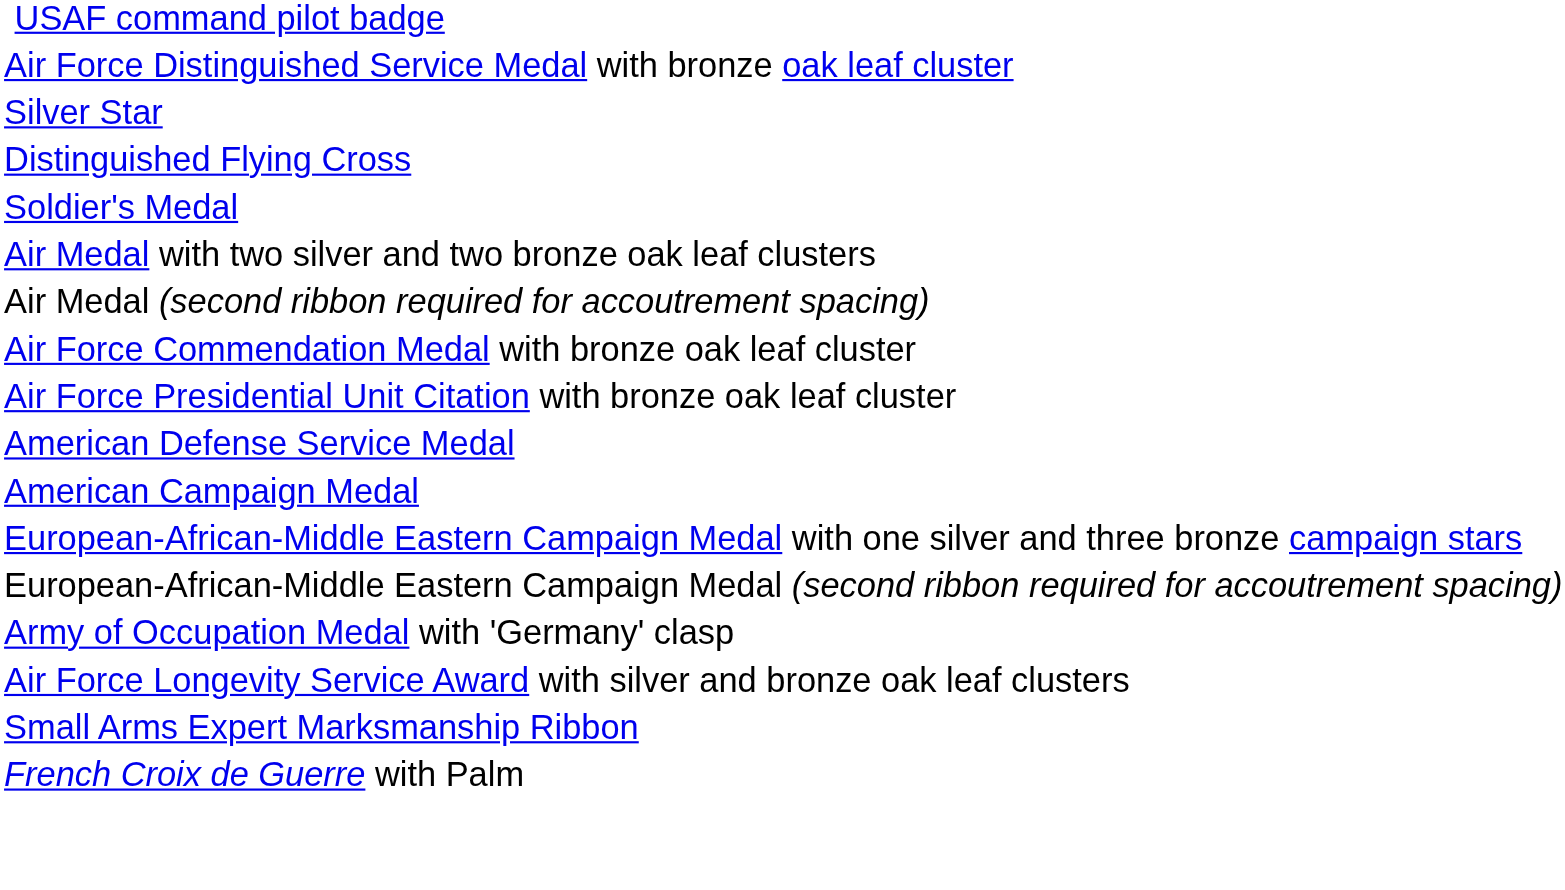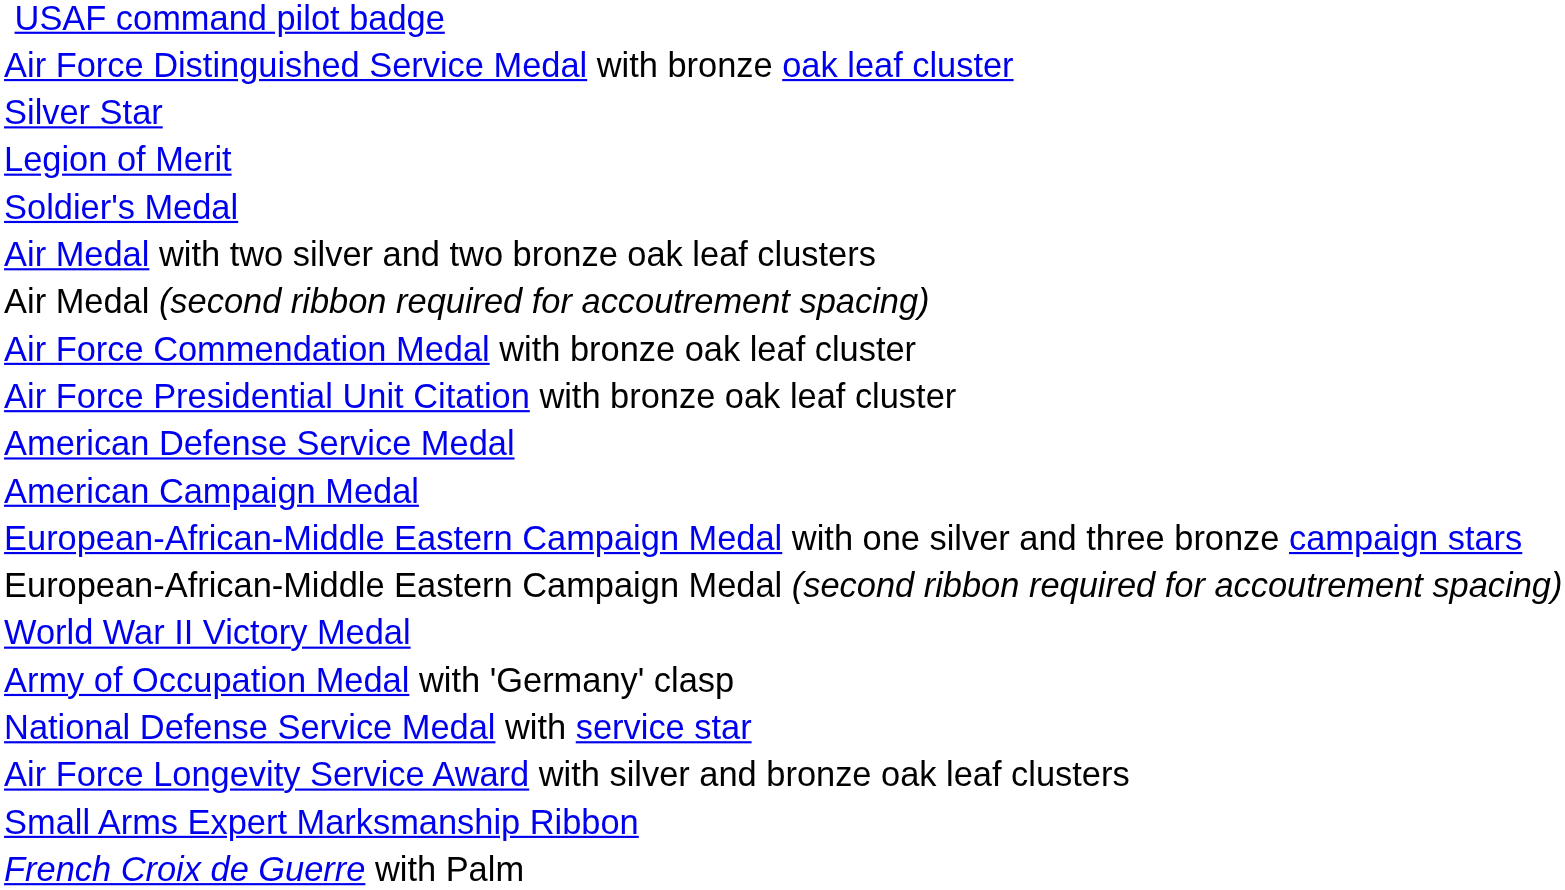+ row: (118, 160)
- row: (208, 160)
+ row: (207, 633)
+ row: (378, 727)
